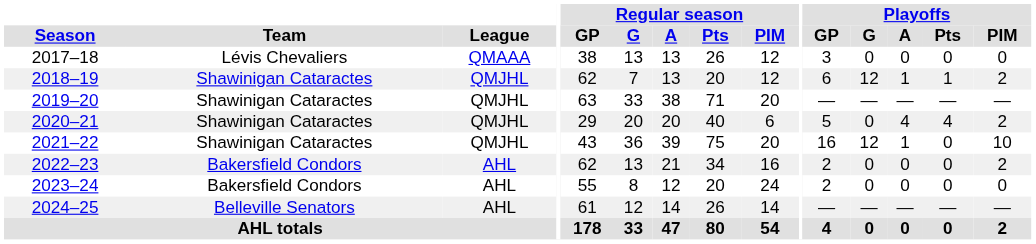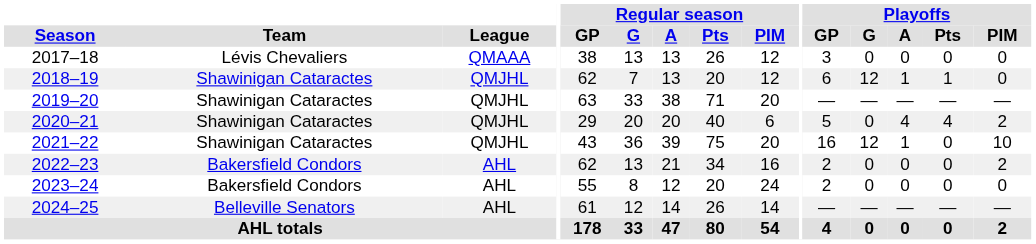(1002, 78) 2 -> (1002, 78) 0
